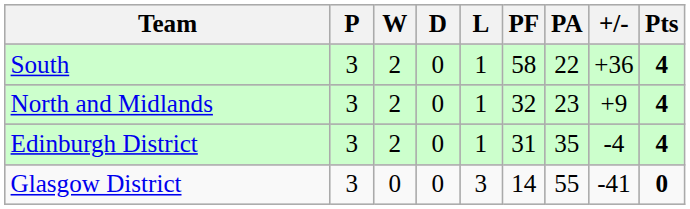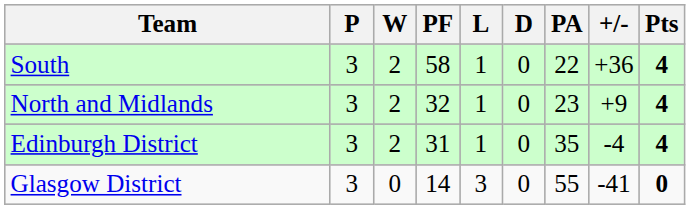columns swapped: (438, 24) <-> (524, 24)
